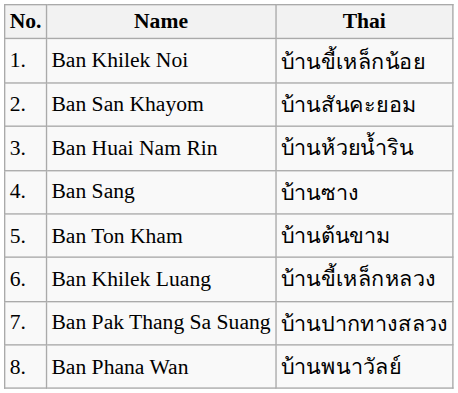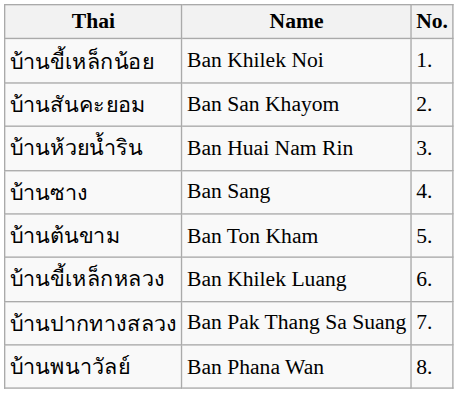columns swapped: (26, 21) <-> (364, 21)
